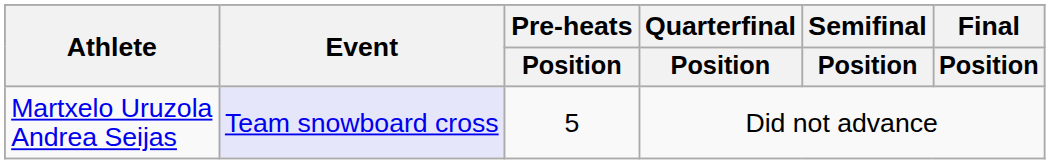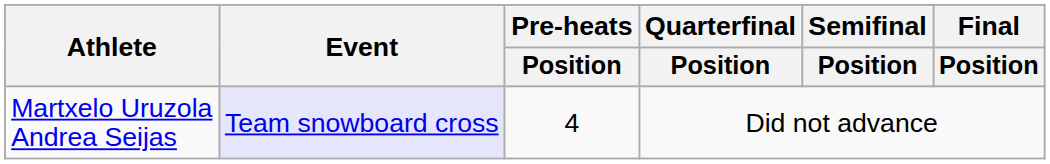(572, 123) 5 -> (572, 123) 4
